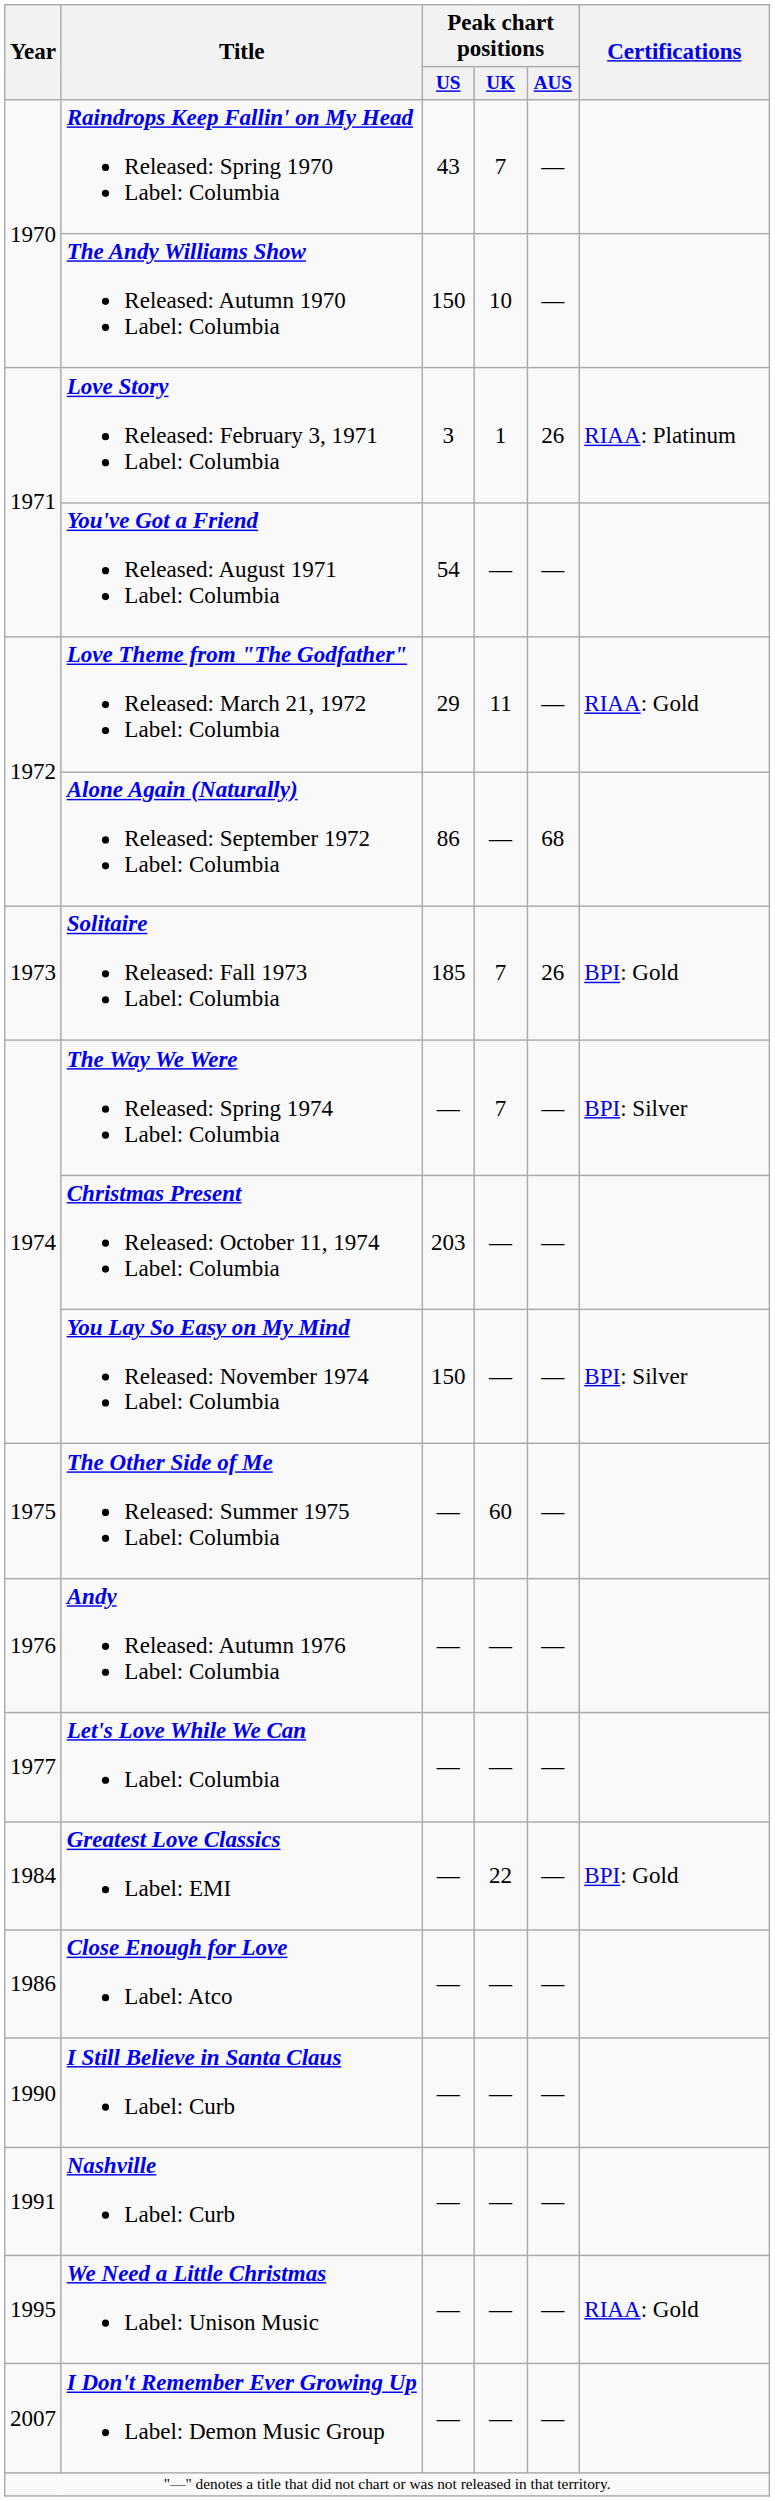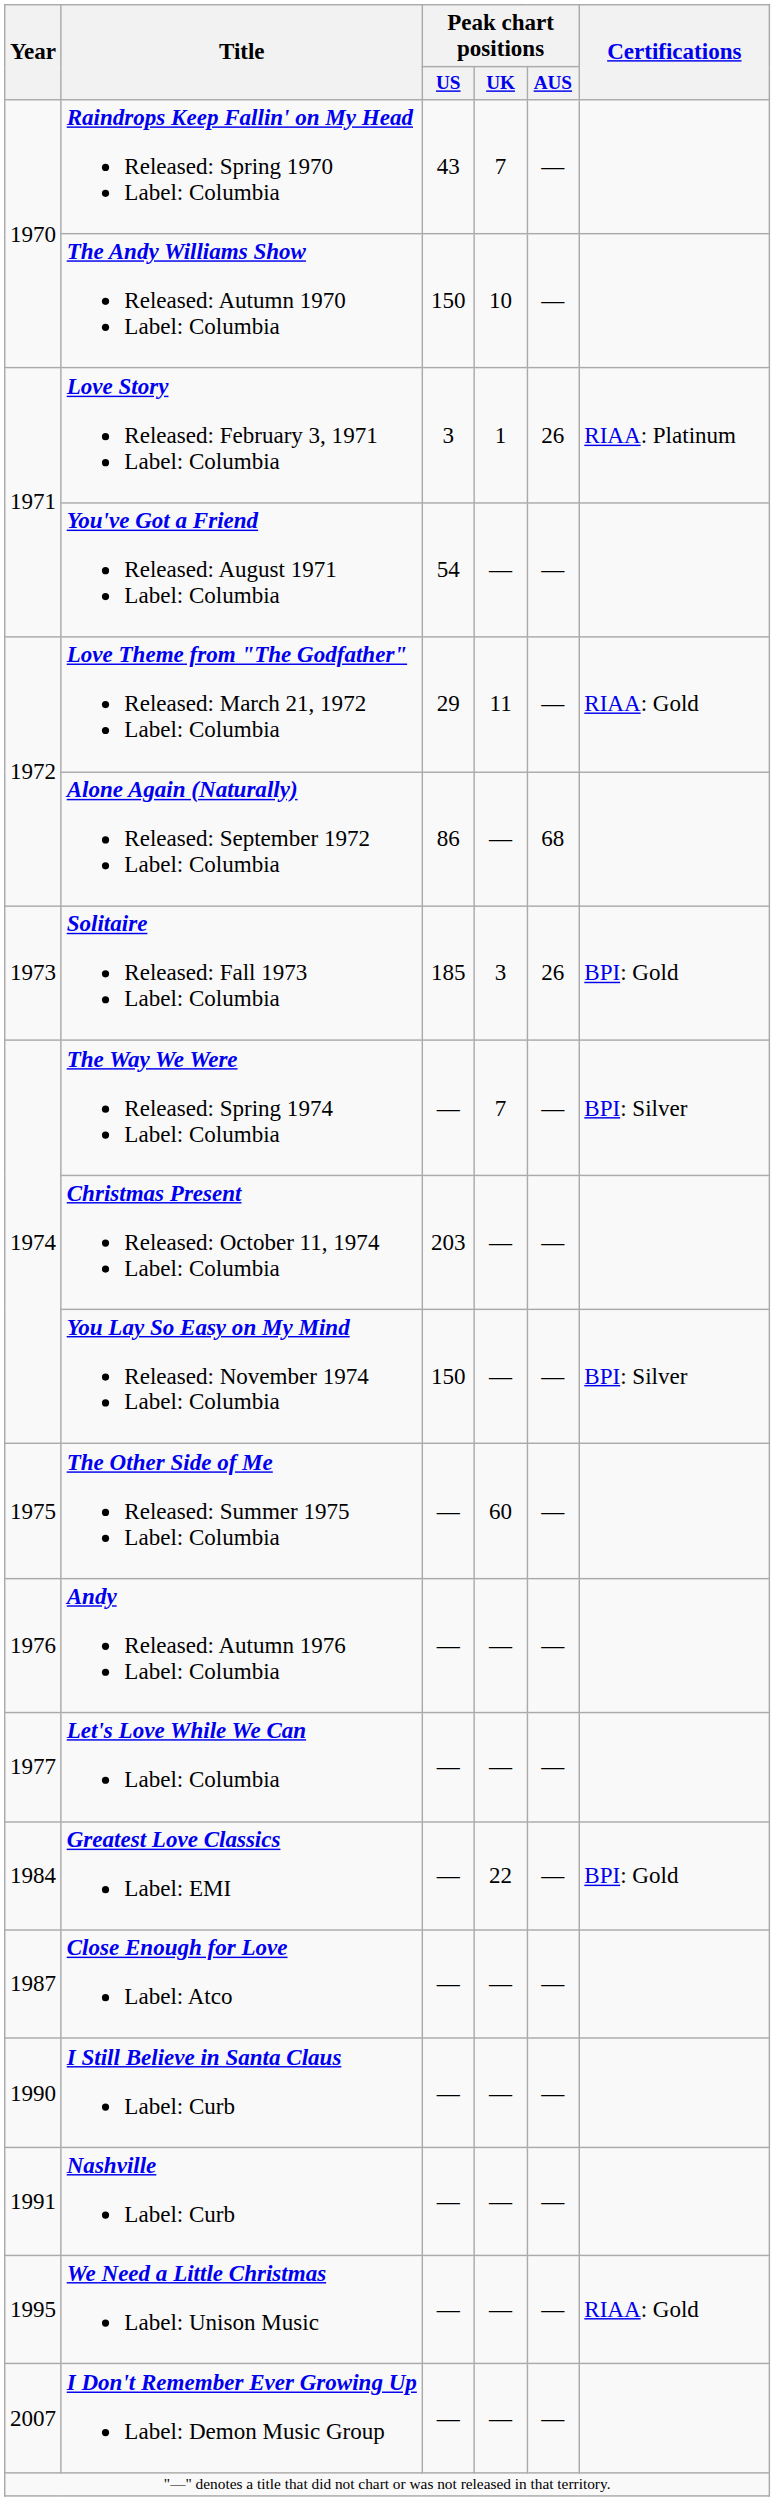(501, 973) 7 -> (501, 973) 3
(33, 1983) 1986 -> (33, 1983) 1987
